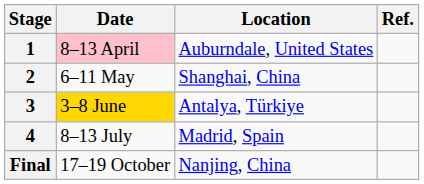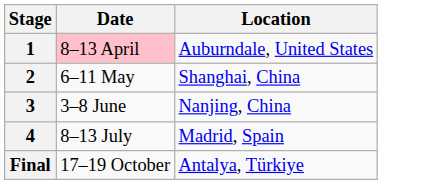- column: (398, 19)
(93, 106) gold background -> (93, 106) no background
(241, 106) Antalya, Türkiye -> (235, 106) Nanjing, China
(235, 164) Nanjing, China -> (241, 164) Antalya, Türkiye
